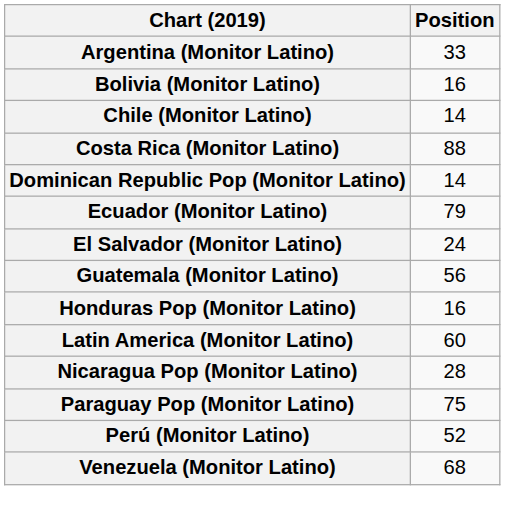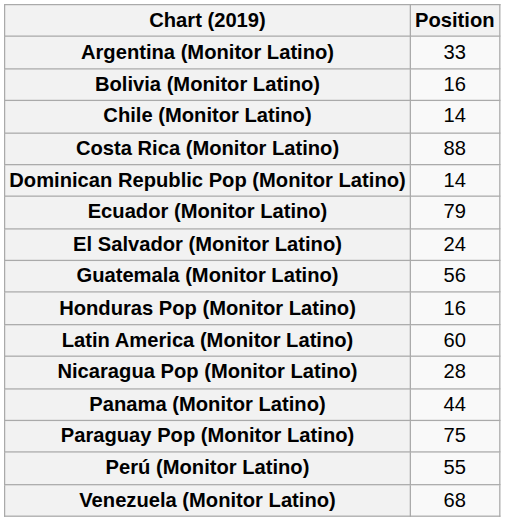+ row: (208, 404)
(455, 436) 52 -> (455, 468) 55
